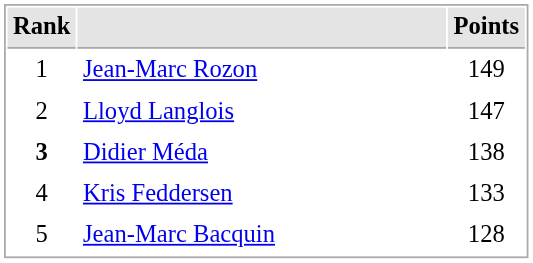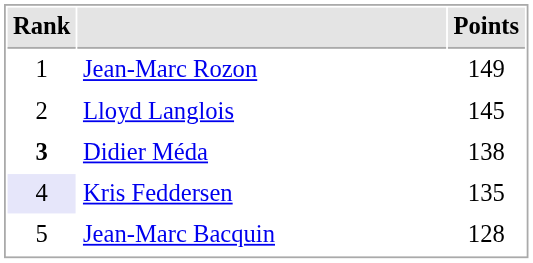(486, 111) 147 -> (486, 111) 145
(42, 193) no background -> (42, 193) lavender background
(486, 193) 133 -> (486, 193) 135
